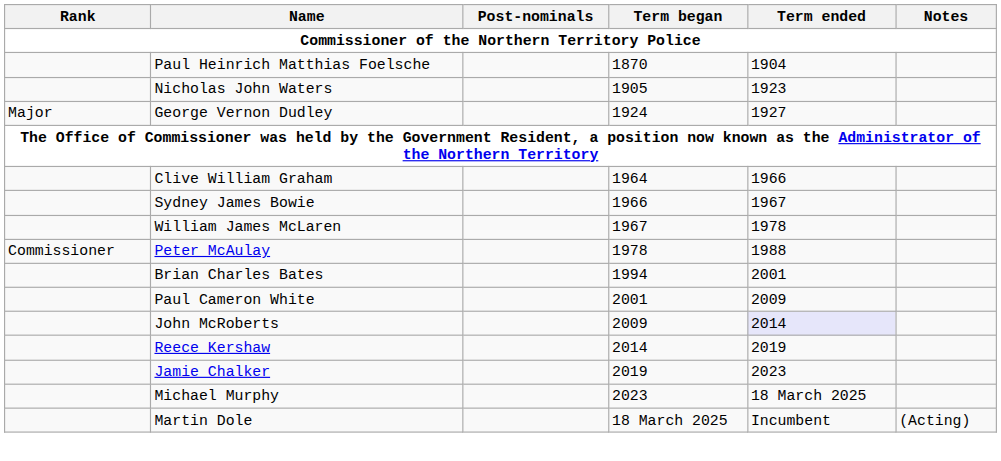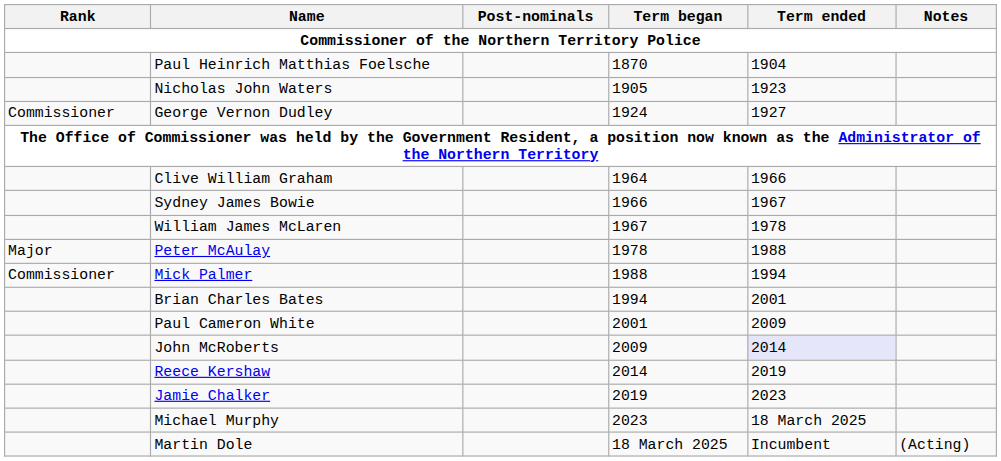(30, 113) Major -> (61, 113) Commissioner
(61, 251) Commissioner -> (30, 251) Major
+ row: (203, 275)
